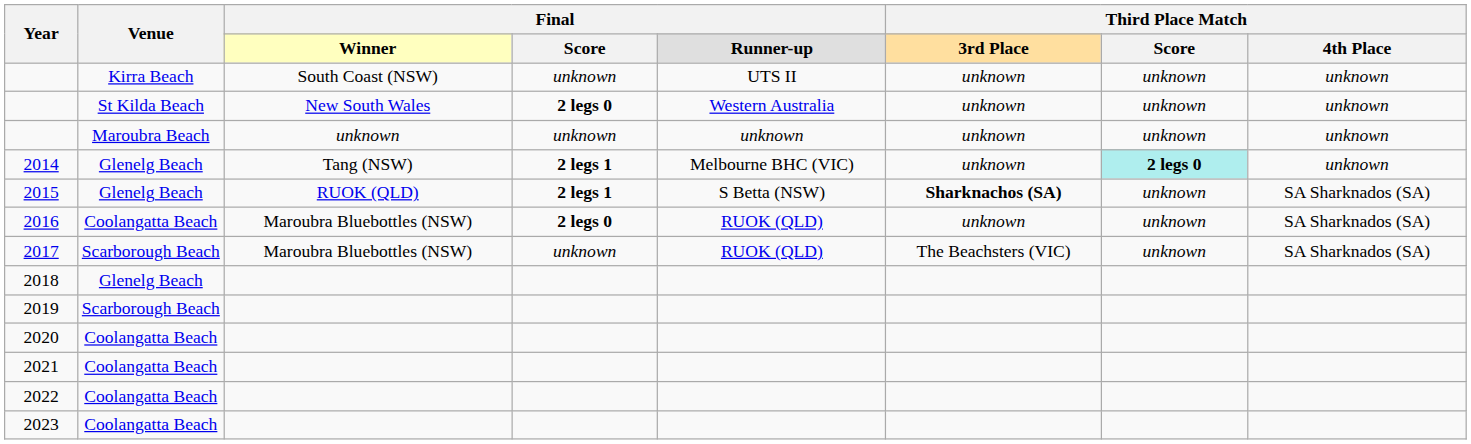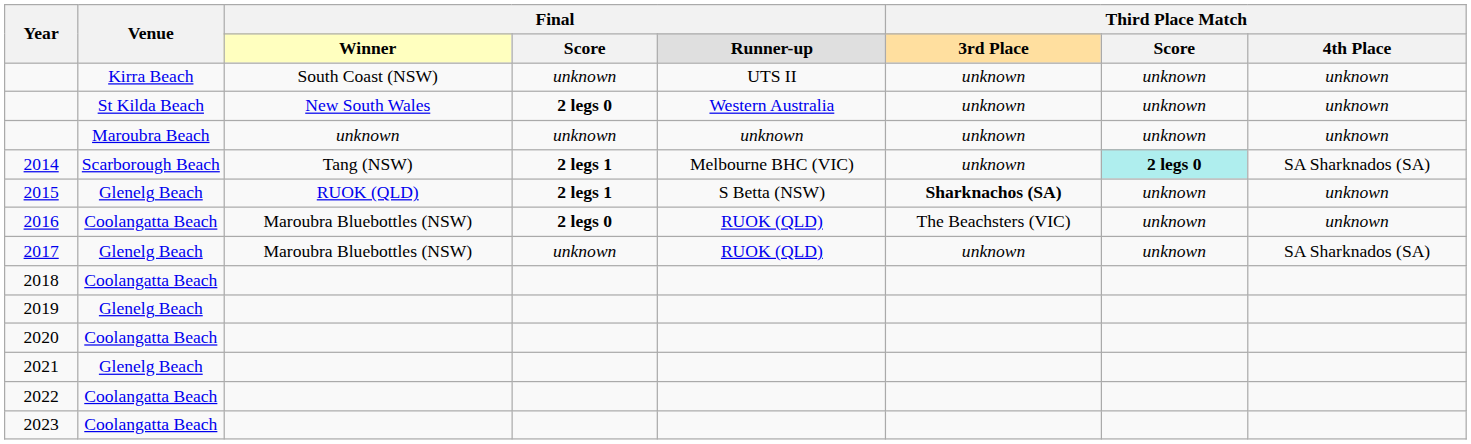(151, 164) Glenelg Beach -> (151, 164) Scarborough Beach
(1357, 164) unknown -> (1357, 164) SA Sharknados (SA)
(1357, 193) SA Sharknados (SA) -> (1357, 193) unknown
(994, 222) unknown -> (994, 222) The Beachsters (VIC)
(1357, 222) SA Sharknados (SA) -> (1357, 222) unknown
(151, 251) Scarborough Beach -> (151, 251) Glenelg Beach
(994, 251) The Beachsters (VIC) -> (994, 251) unknown
(151, 280) Glenelg Beach -> (151, 280) Coolangatta Beach
(151, 309) Scarborough Beach -> (151, 309) Glenelg Beach
(151, 367) Coolangatta Beach -> (151, 367) Glenelg Beach
